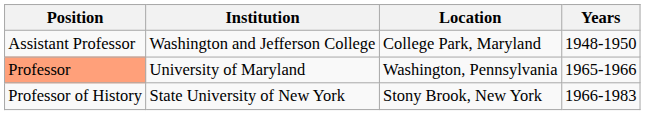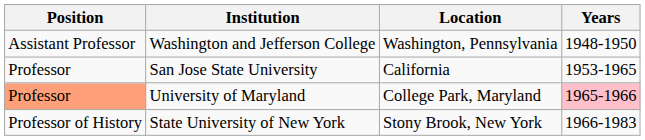(462, 43) College Park, Maryland -> (470, 43) Washington, Pennsylvania
+ row: (234, 69)
(470, 69) Washington, Pennsylvania -> (462, 95) College Park, Maryland
(601, 69) no background -> (601, 95) pink background
